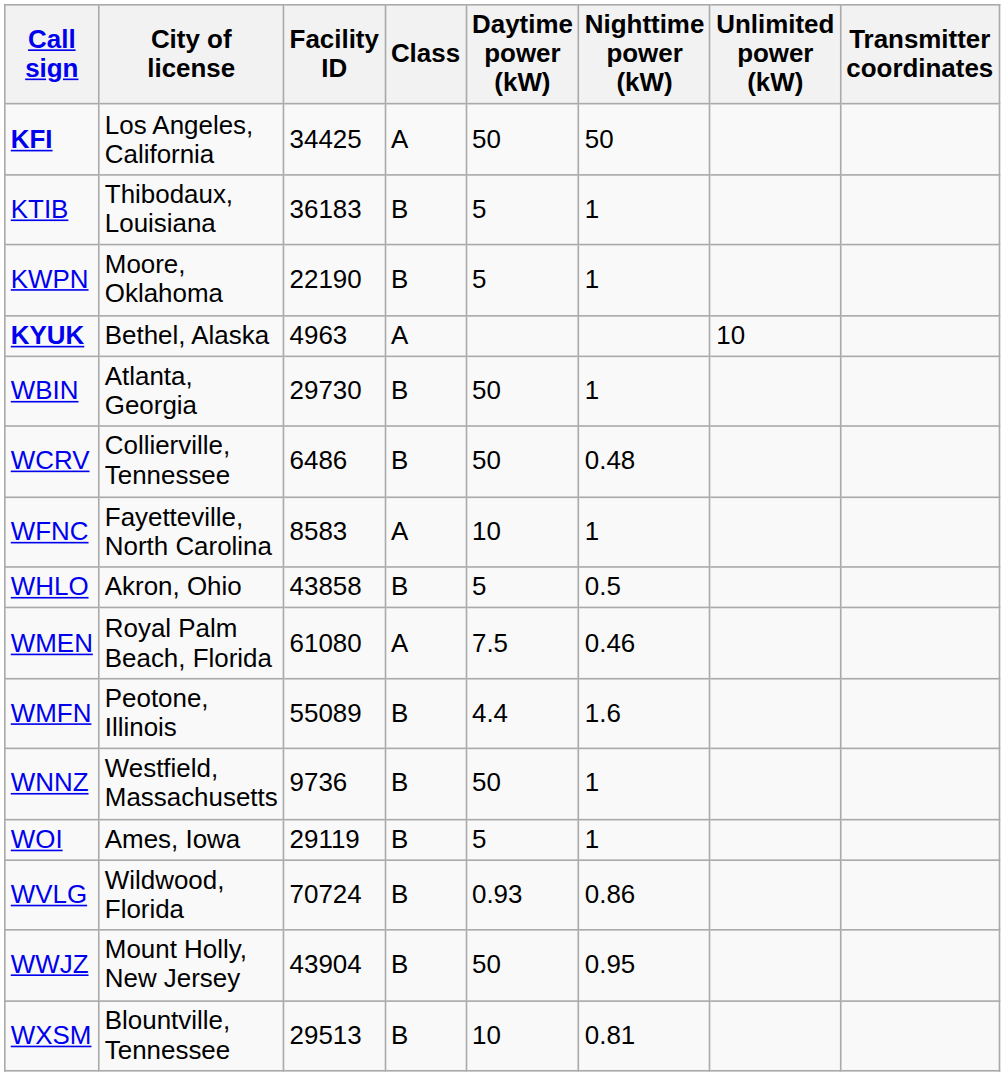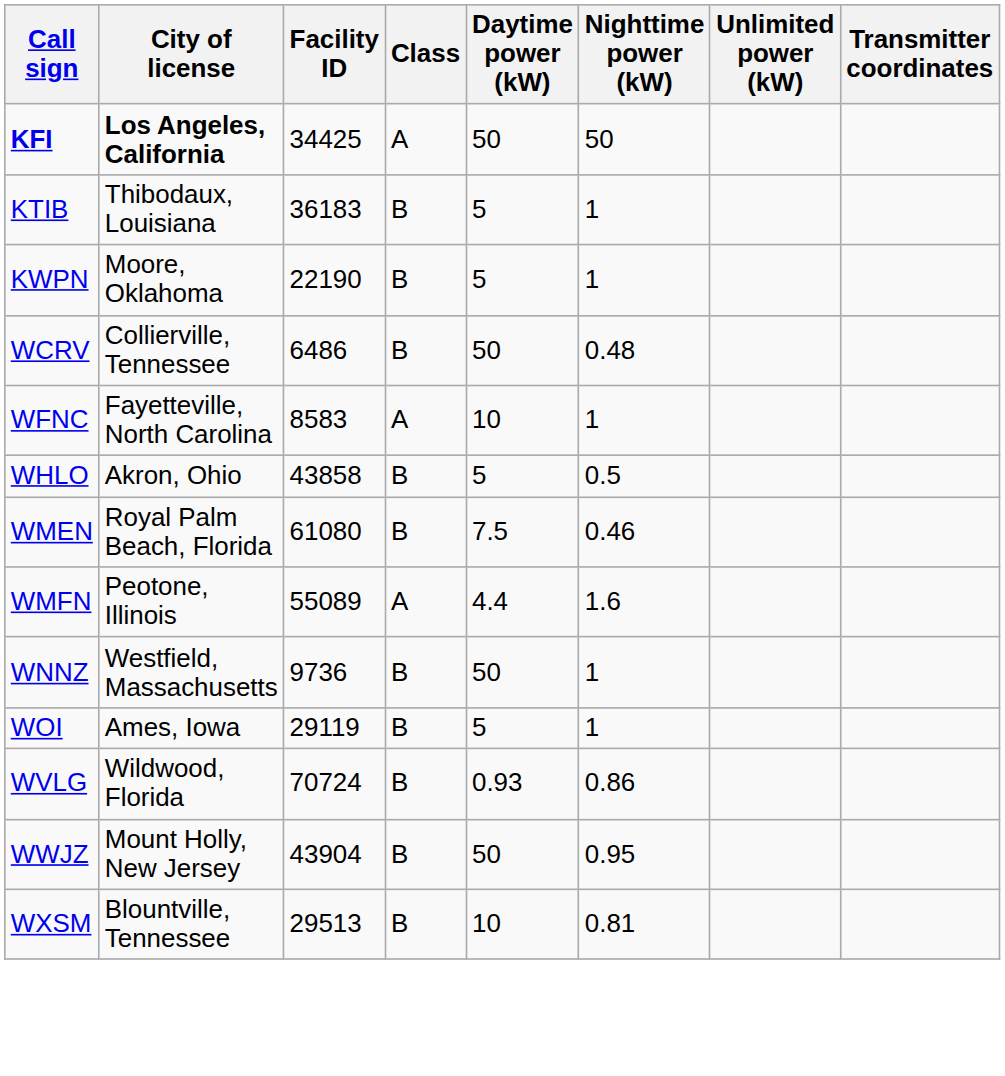(179, 139) normal -> (185, 139) bold
- row: (48, 335)
- row: (45, 390)
(400, 642) A -> (400, 531) B
(400, 713) B -> (400, 601) A
